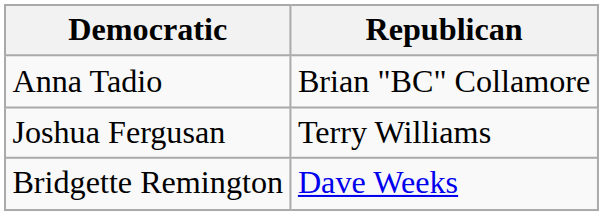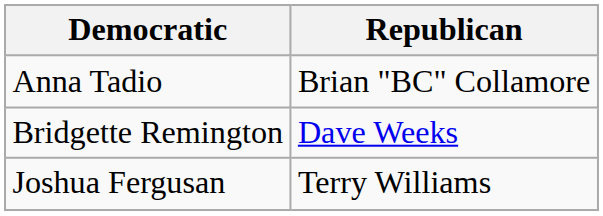rows swapped: (148, 183) <-> (119, 132)
